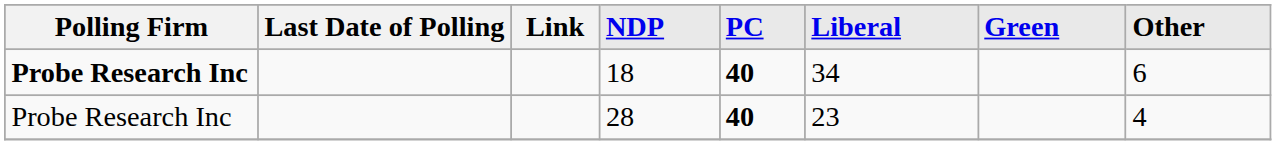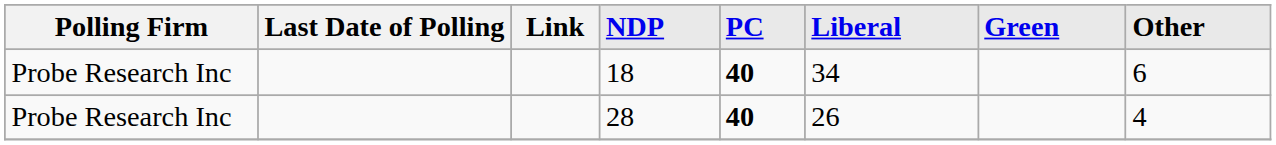(130, 71) bold -> (121, 71) normal
(826, 116) 23 -> (826, 116) 26
